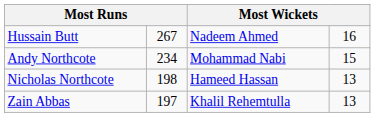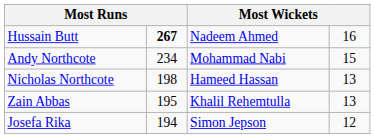(167, 36) normal -> (167, 36) bold
(167, 101) 197 -> (167, 101) 195
+ row: (39, 123)
